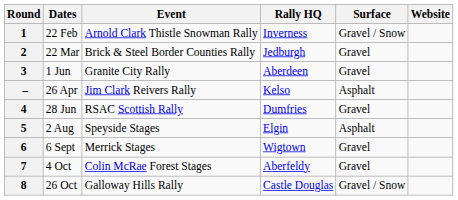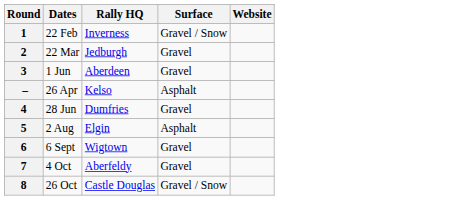- column: (171, 14)
